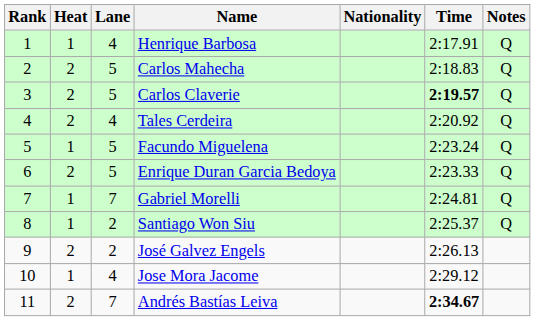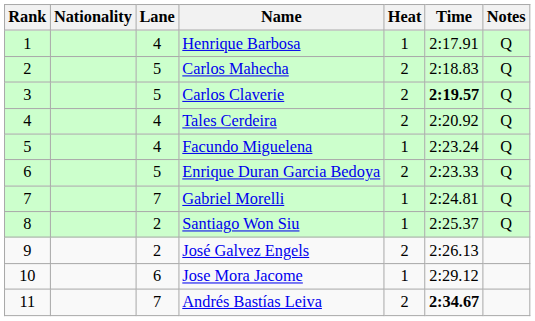columns swapped: (71, 17) <-> (382, 17)
(113, 146) 5 -> (157, 146) 4
(113, 276) 4 -> (157, 276) 6
